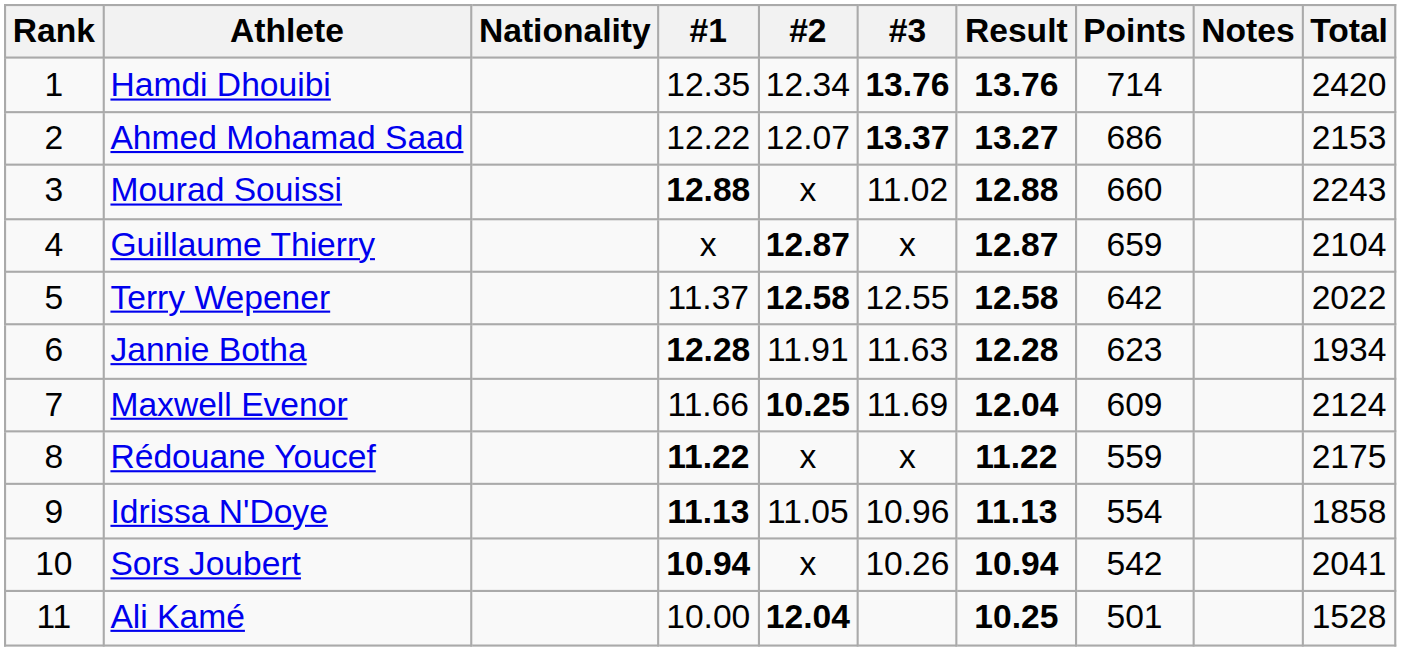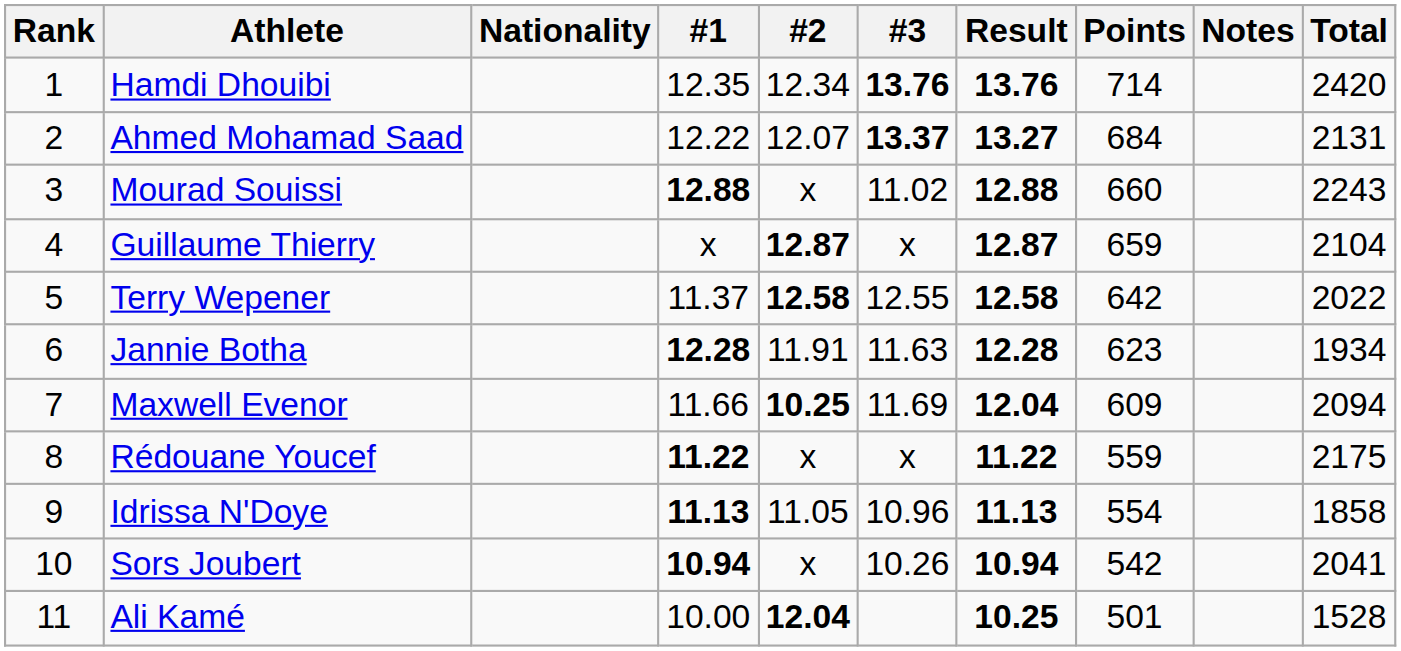(1135, 137) 686 -> (1135, 137) 684
(1349, 137) 2153 -> (1349, 137) 2131
(1349, 404) 2124 -> (1349, 404) 2094
